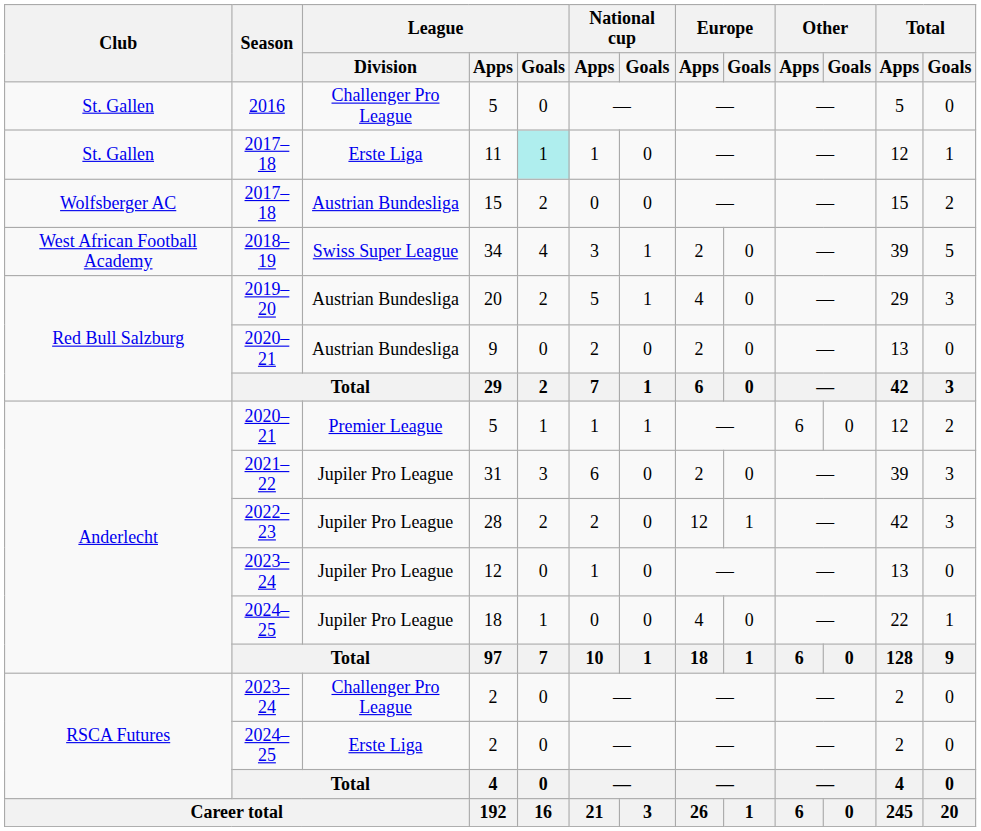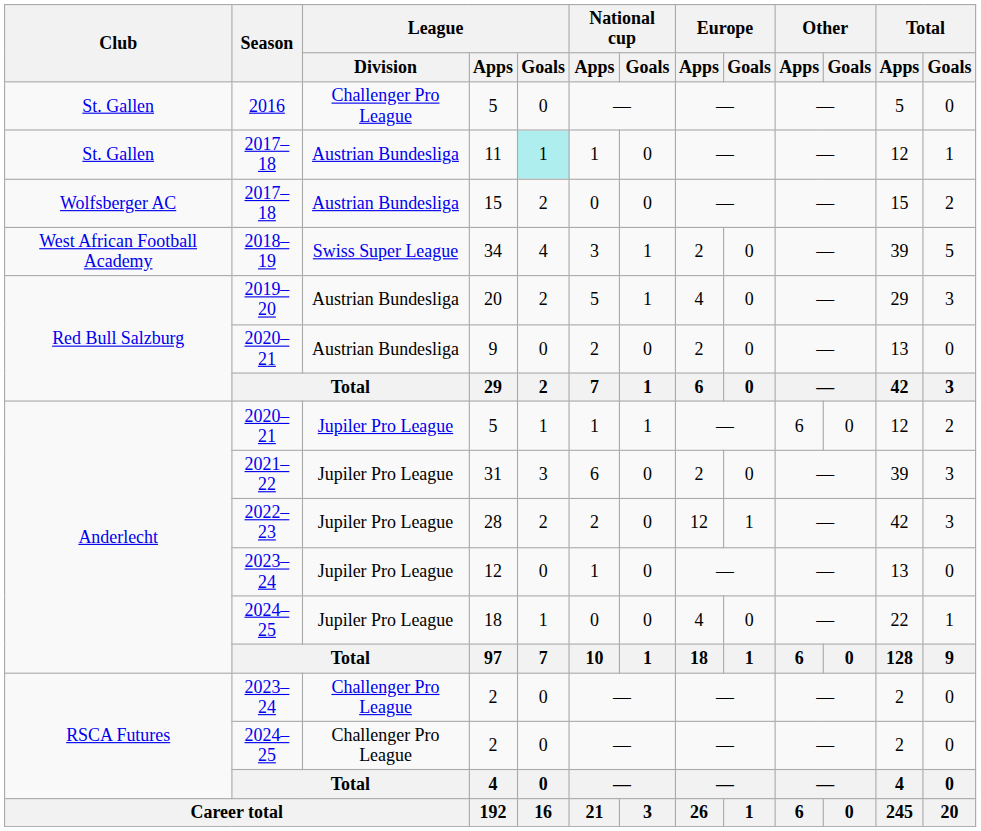(385, 154) Erste Liga -> (385, 154) Austrian Bundesliga
(385, 425) Premier League -> (385, 425) Jupiler Pro League
(385, 745) Erste Liga -> (385, 745) Challenger Pro League
